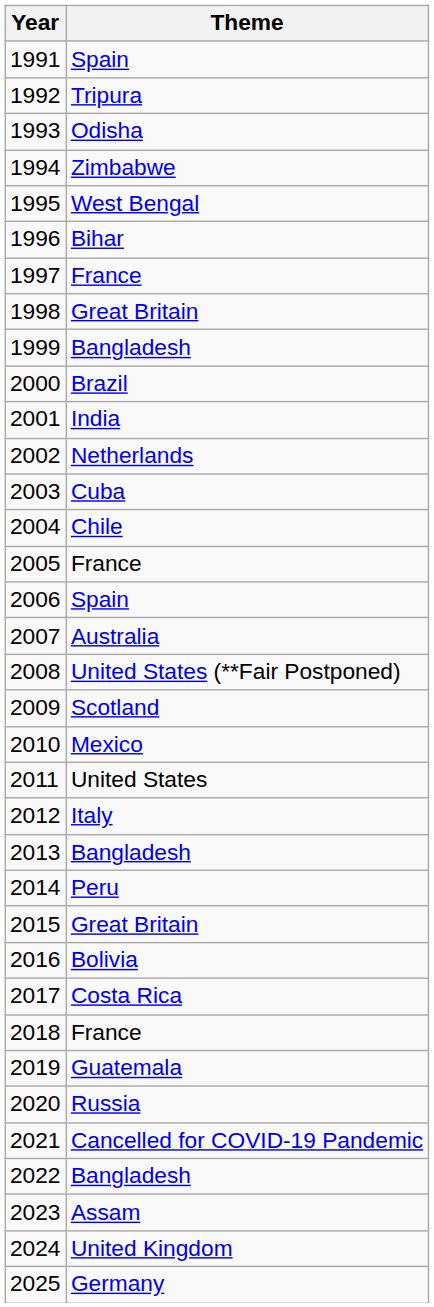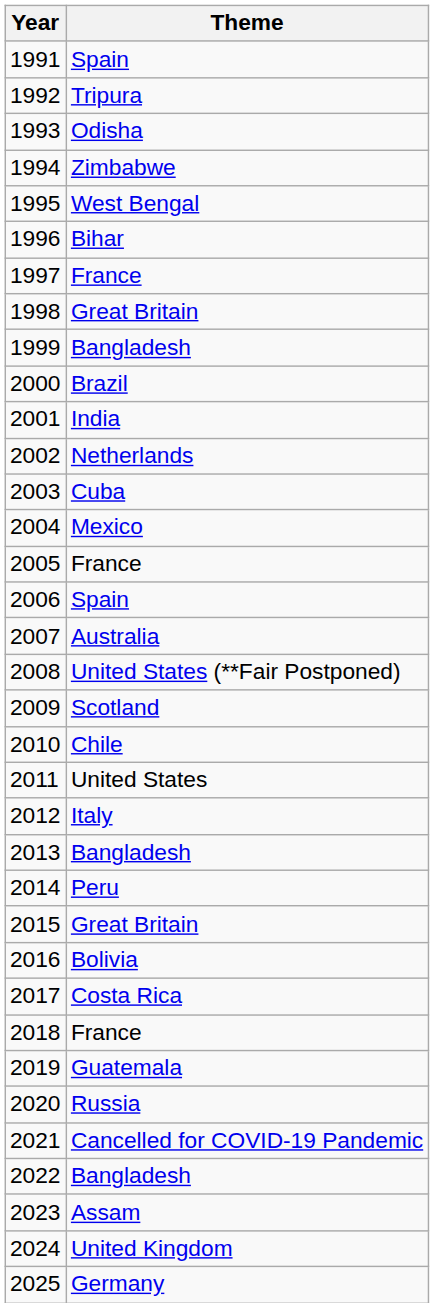(97, 527) Chile -> (107, 527) Mexico
(107, 743) Mexico -> (97, 743) Chile
